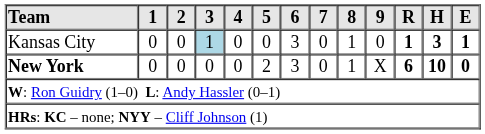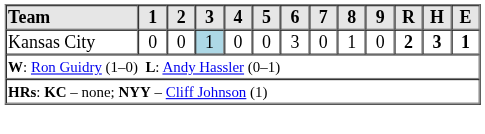(409, 42) 1 -> (409, 42) 2
- row: (46, 66)
